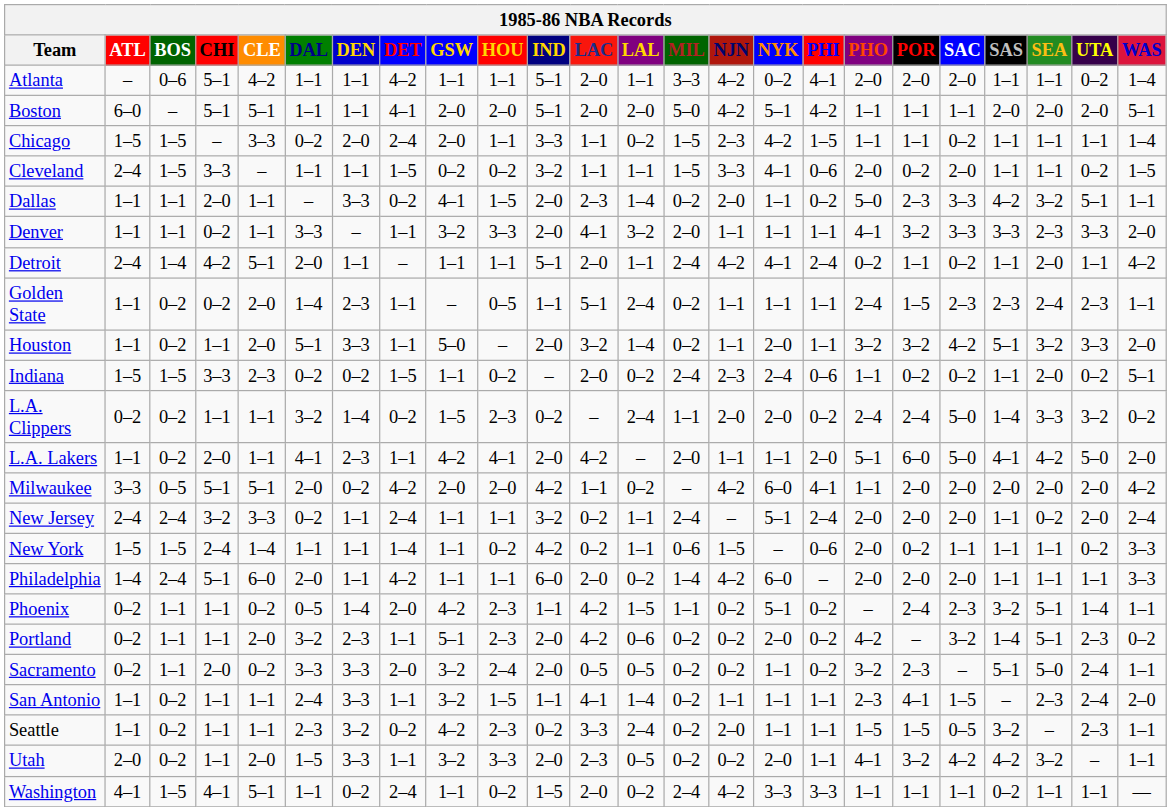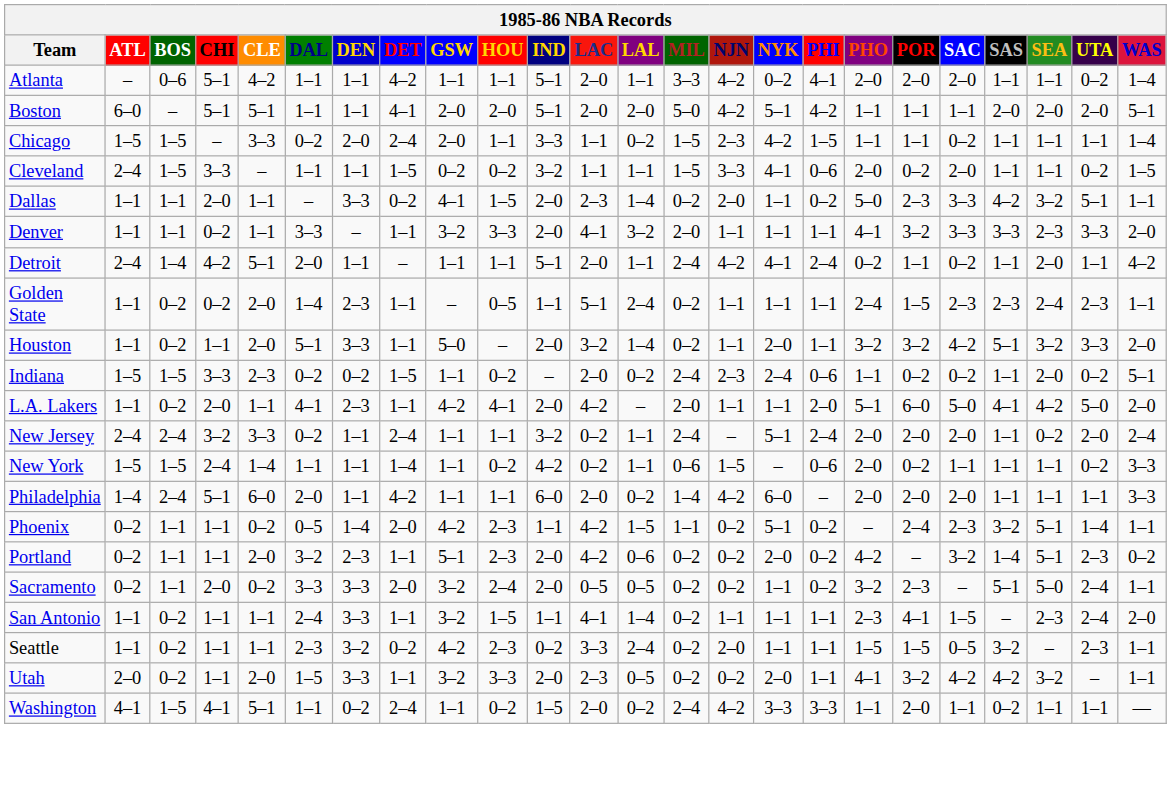- row: (40, 416)
- row: (50, 487)
(916, 791) 1–1 -> (916, 708) 2–0
